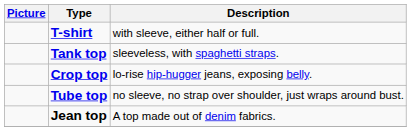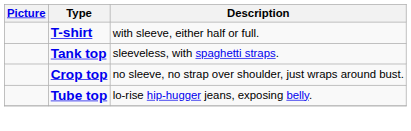(212, 74) lo-rise hip-hugger jeans, exposing belly. -> (258, 74) no sleeve, no strap over shoulder, just wraps around bust.
(258, 95) no sleeve, no strap over shoulder, just wraps around bust. -> (212, 95) lo-rise hip-hugger jeans, exposing belly.
- row: (79, 116)
